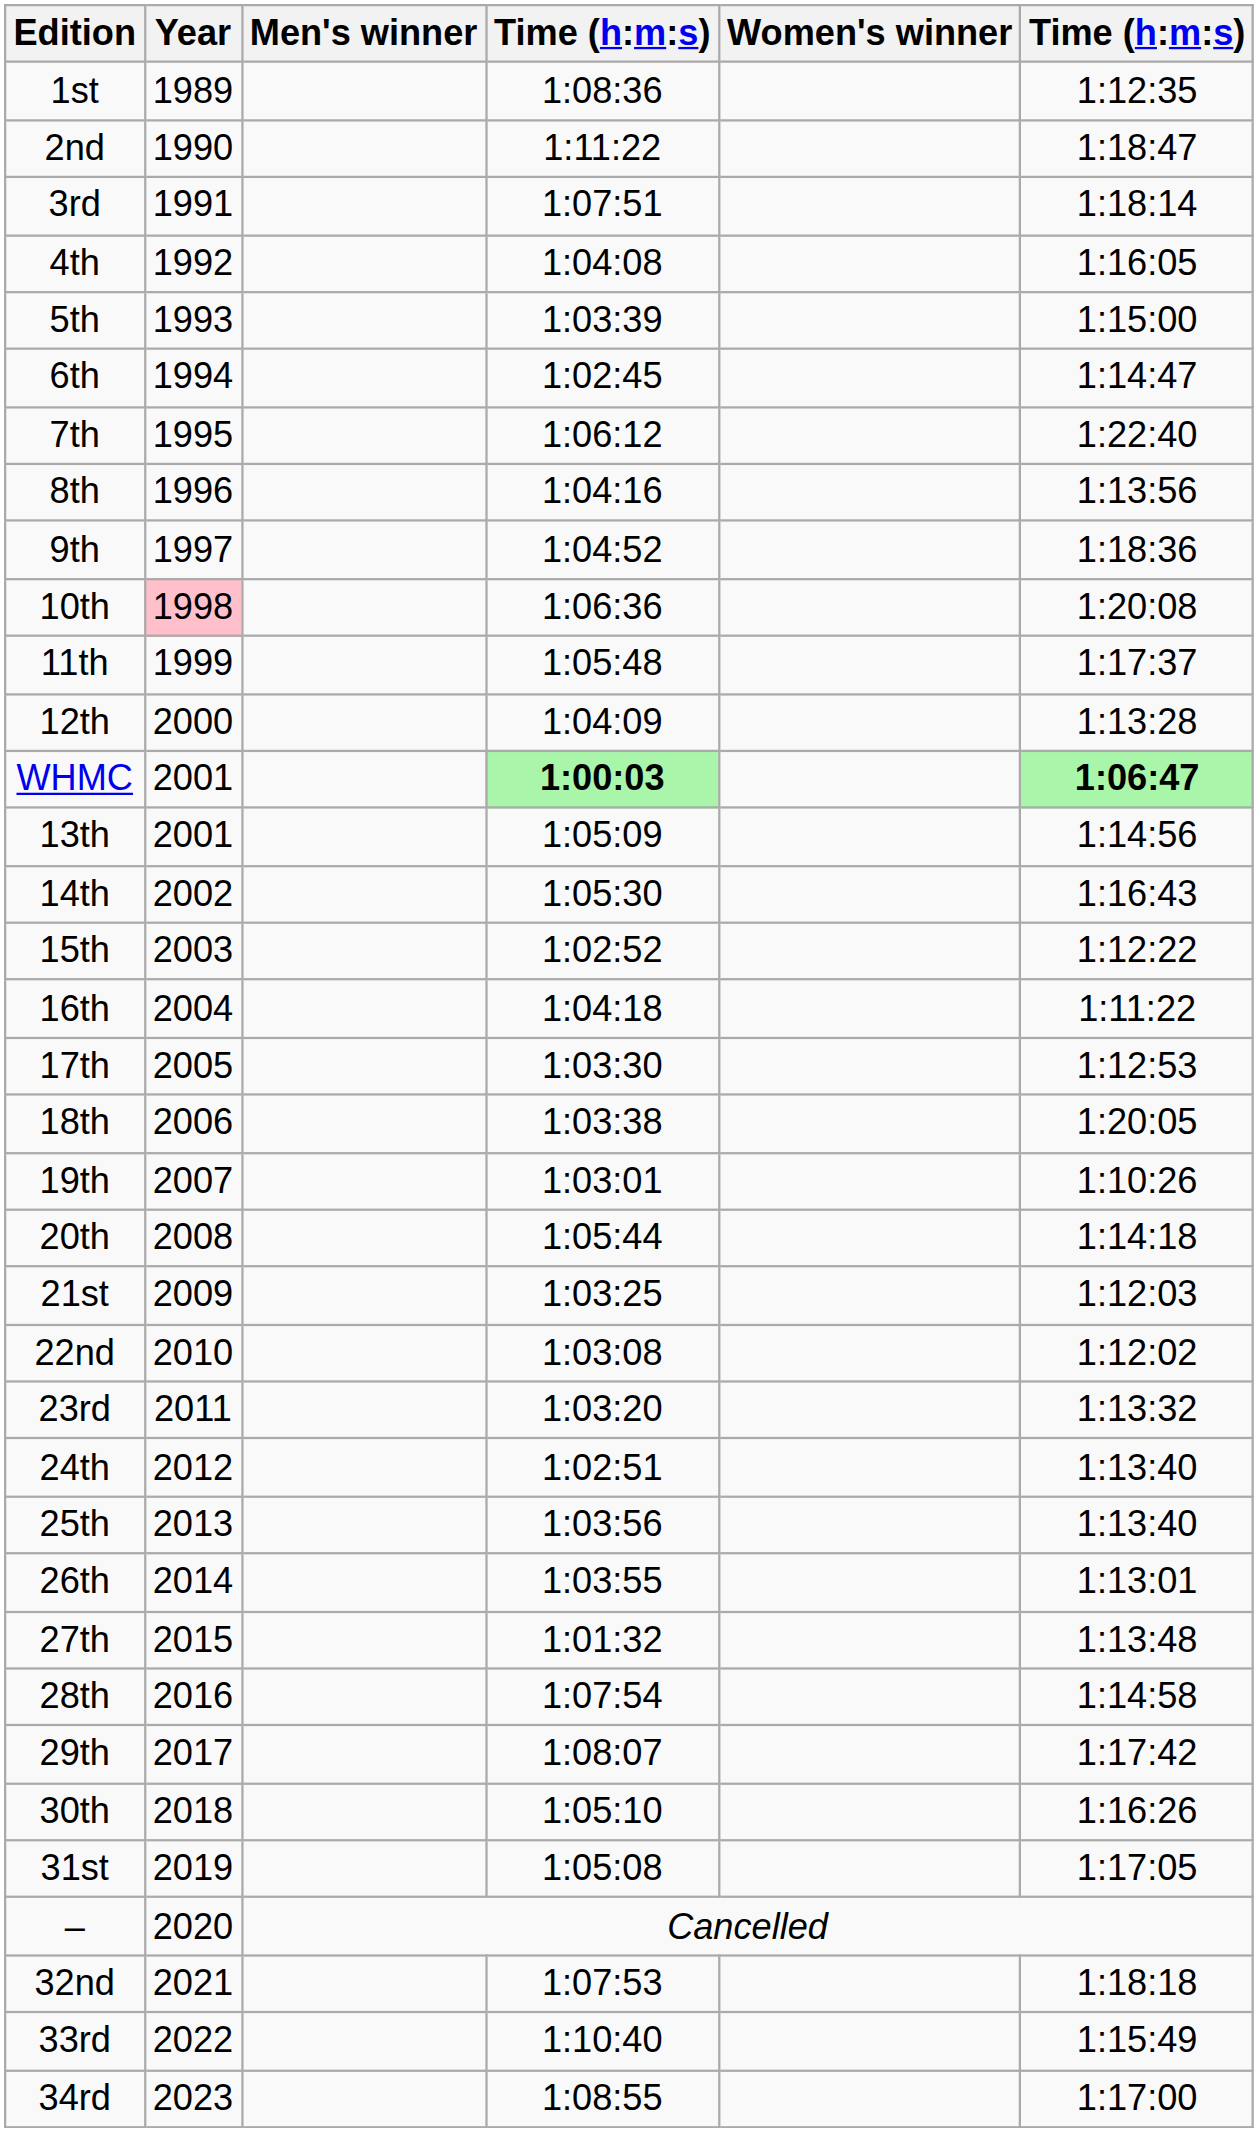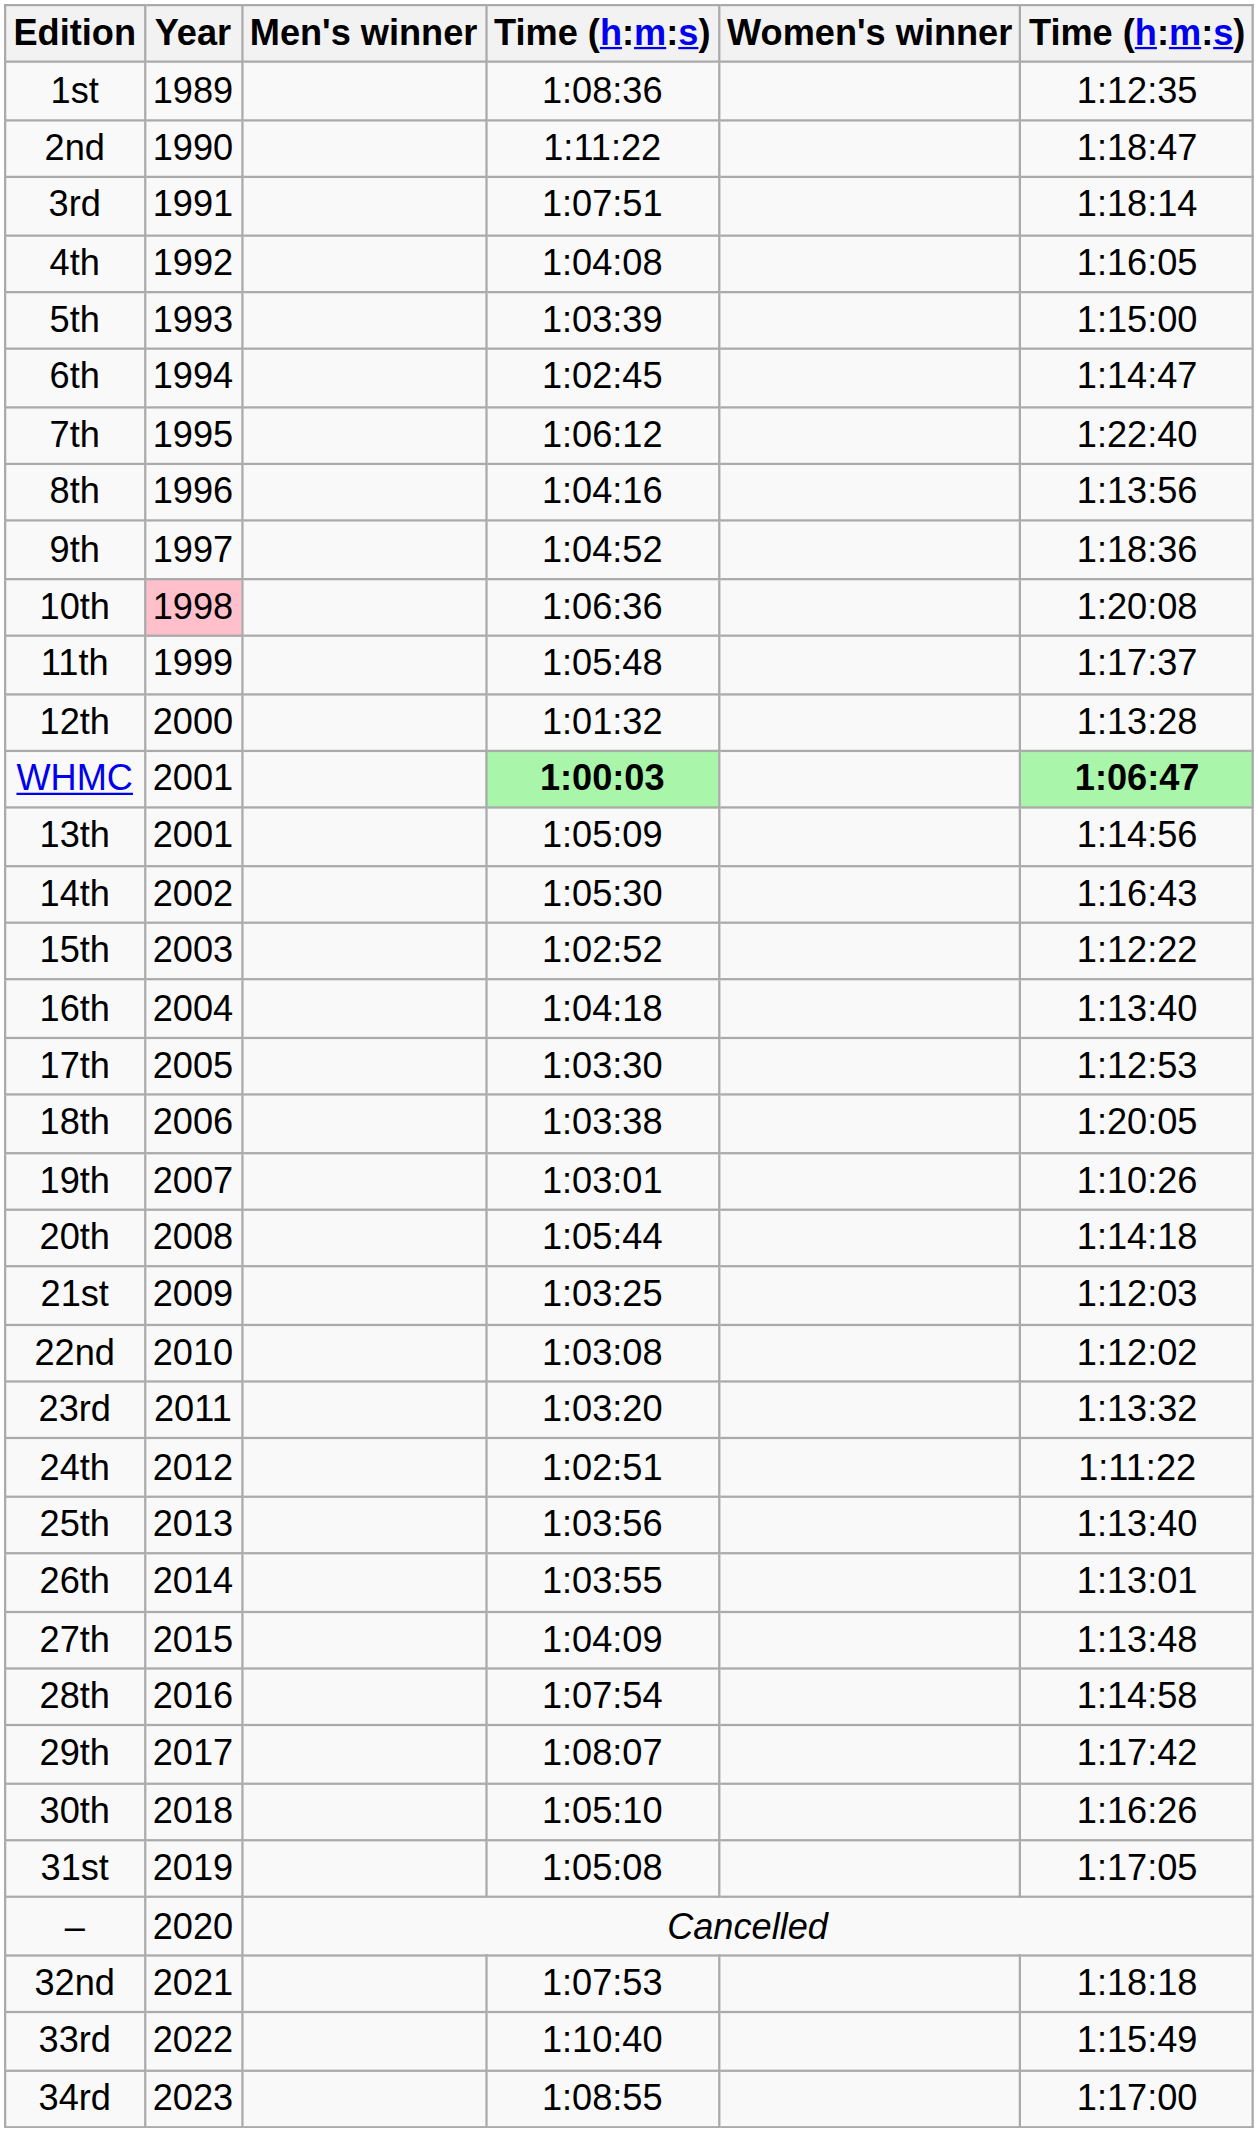(602, 721) 1:04:09 -> (602, 721) 1:01:32
(1137, 1008) 1:11:22 -> (1137, 1008) 1:13:40
(1137, 1466) 1:13:40 -> (1137, 1466) 1:11:22
(602, 1638) 1:01:32 -> (602, 1638) 1:04:09
